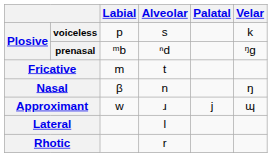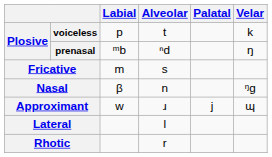(165, 32) s -> (165, 32) t
(250, 50) ᵑɡ -> (250, 50) ŋ
(165, 69) t -> (165, 69) s
(250, 87) ŋ -> (250, 87) ᵑɡ
